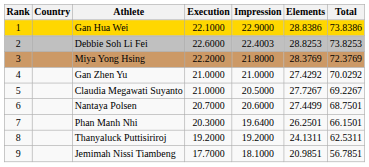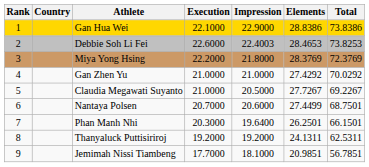(306, 43) 28.8253 -> (306, 43) 28.4653
